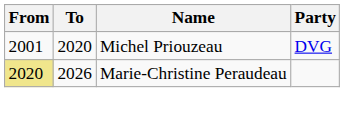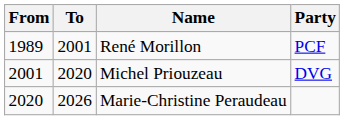+ row: (151, 45)
(26, 73) khaki background -> (26, 100) no background
